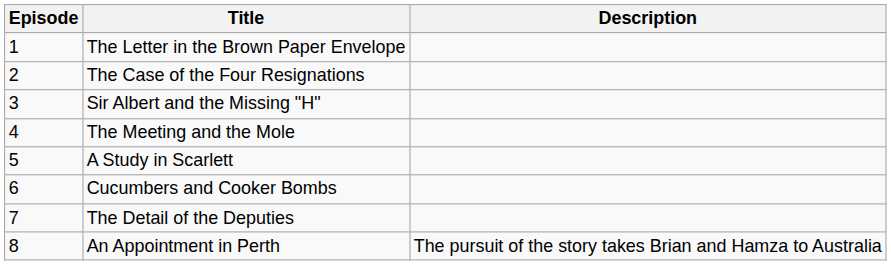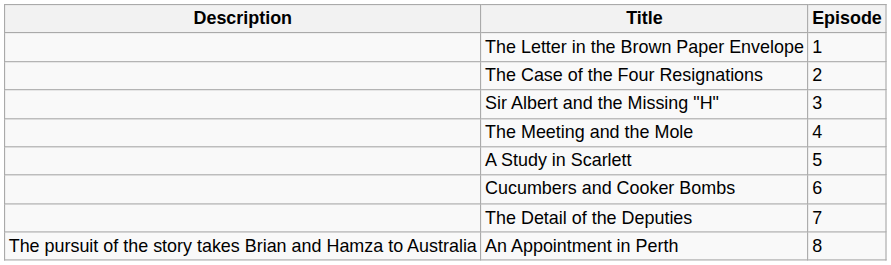columns swapped: (44, 18) <-> (648, 18)
